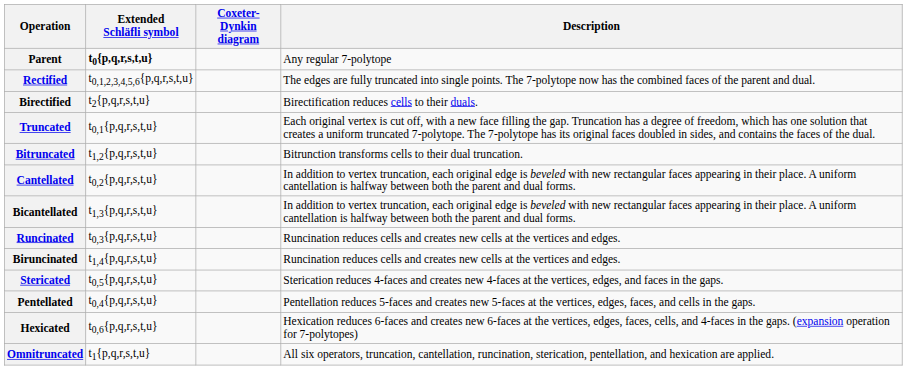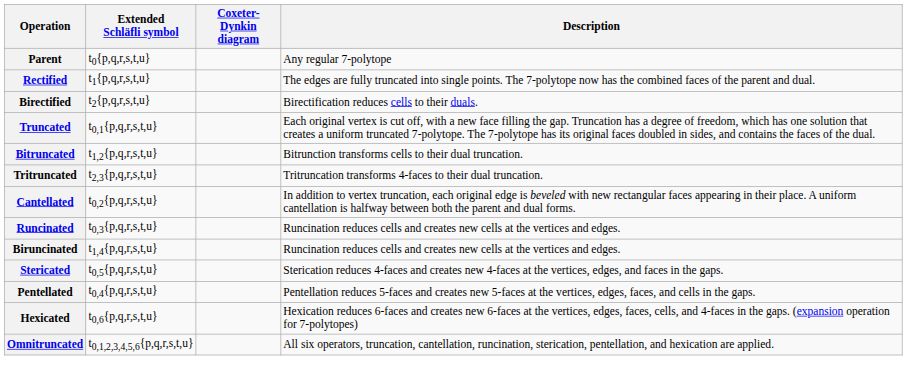(120, 59) bold -> (119, 59) normal
(141, 80) t0,1,2,3,4,5,6{p,q,r,s,t,u} -> (119, 80) t1{p,q,r,s,t,u}
+ row: (45, 175)
- row: (45, 211)
(119, 354) t1{p,q,r,s,t,u} -> (141, 344) t0,1,2,3,4,5,6{p,q,r,s,t,u}
